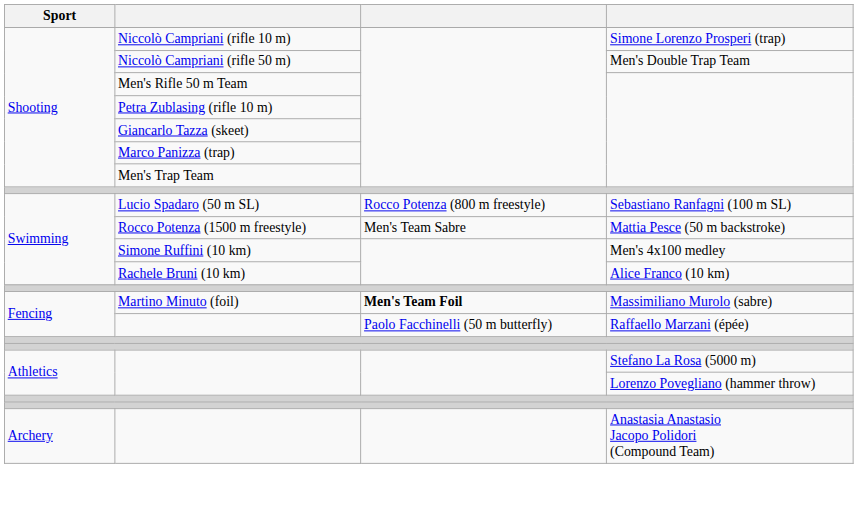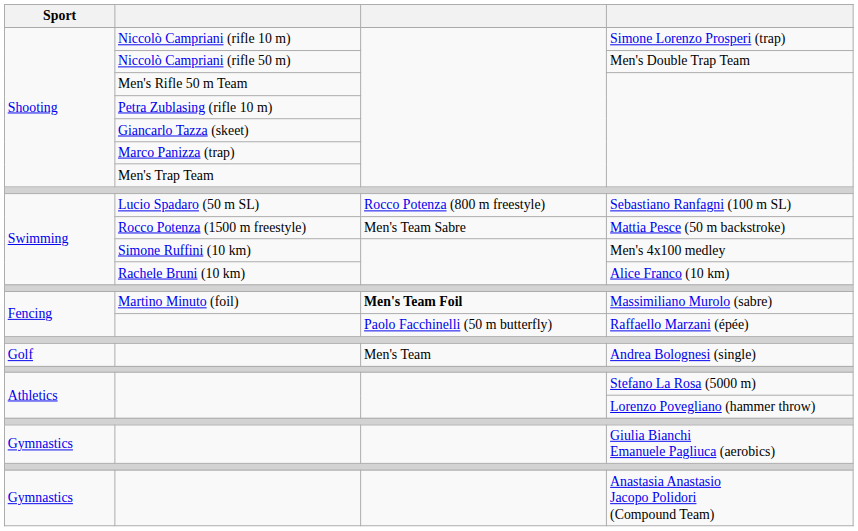+ row: (238, 355)
+ row: (238, 444)
(30, 436) Archery -> (40, 498) Gymnastics
